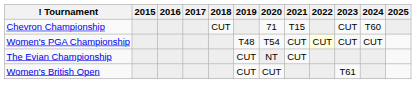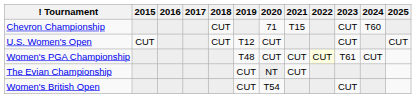+ row: (49, 42)
(272, 42) T54 -> (272, 57) CUT
(348, 42) CUT -> (348, 57) T61
(272, 72) CUT -> (272, 87) T54
(348, 72) T61 -> (348, 87) CUT
